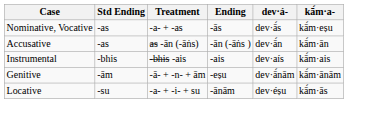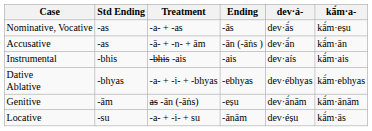(174, 43) as -ān (-āṅs) -> (177, 43) -ā- + -n- + ām
+ row: (24, 80)
(177, 75) -ā- + -n- + ām -> (174, 102) as -ān (-āṅs)
